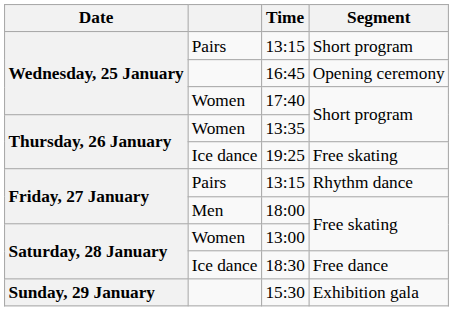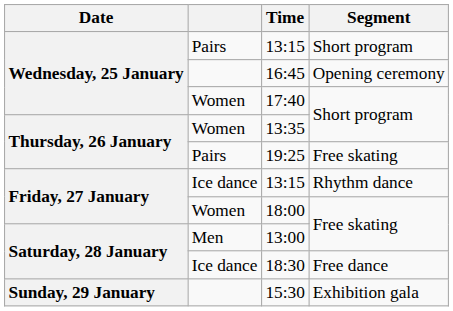(225, 155) Ice dance -> (209, 155) Pairs
(209, 182) Pairs -> (225, 182) Ice dance
(208, 210) Men -> (218, 210) Women
(218, 237) Women -> (208, 237) Men
